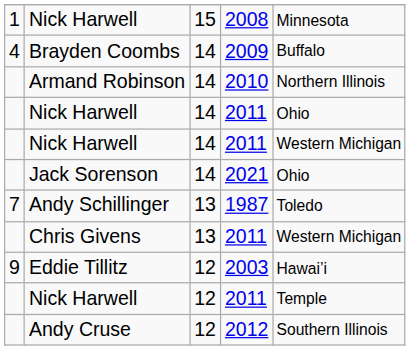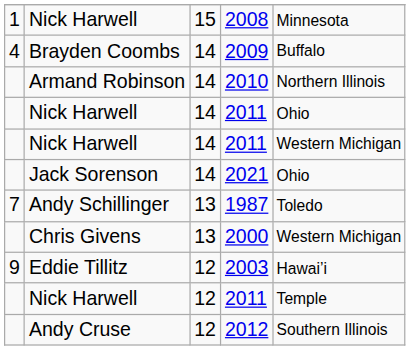(246, 236) 2011 -> (247, 236) 2000
